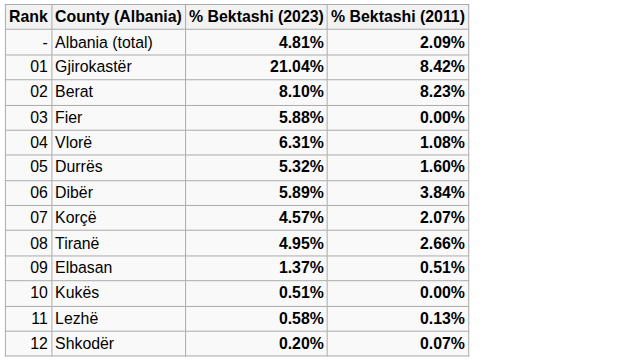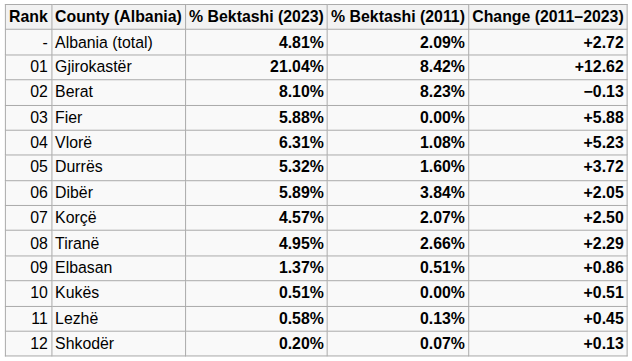+ column: (548, 17)
